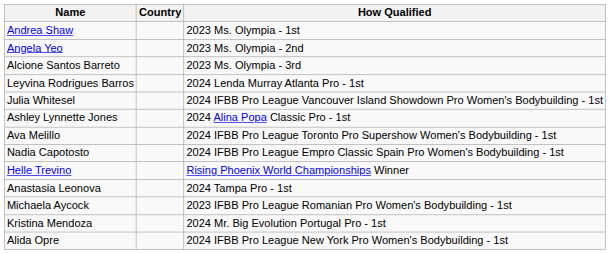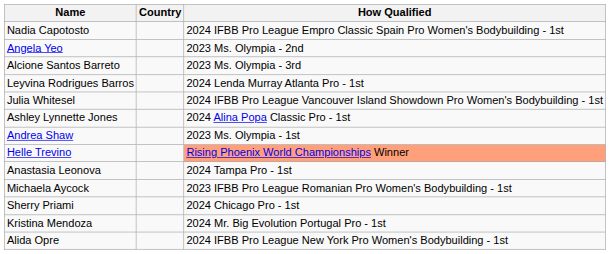rows swapped: (40, 30) <-> (48, 153)
- row: (33, 135)
(298, 170) no background -> (298, 153) lightsalmon background
+ row: (40, 205)
